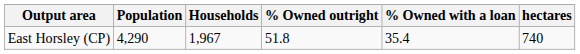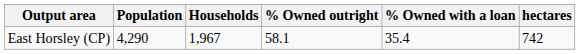(277, 37) 51.8 -> (277, 37) 58.1
(533, 37) 740 -> (533, 37) 742
